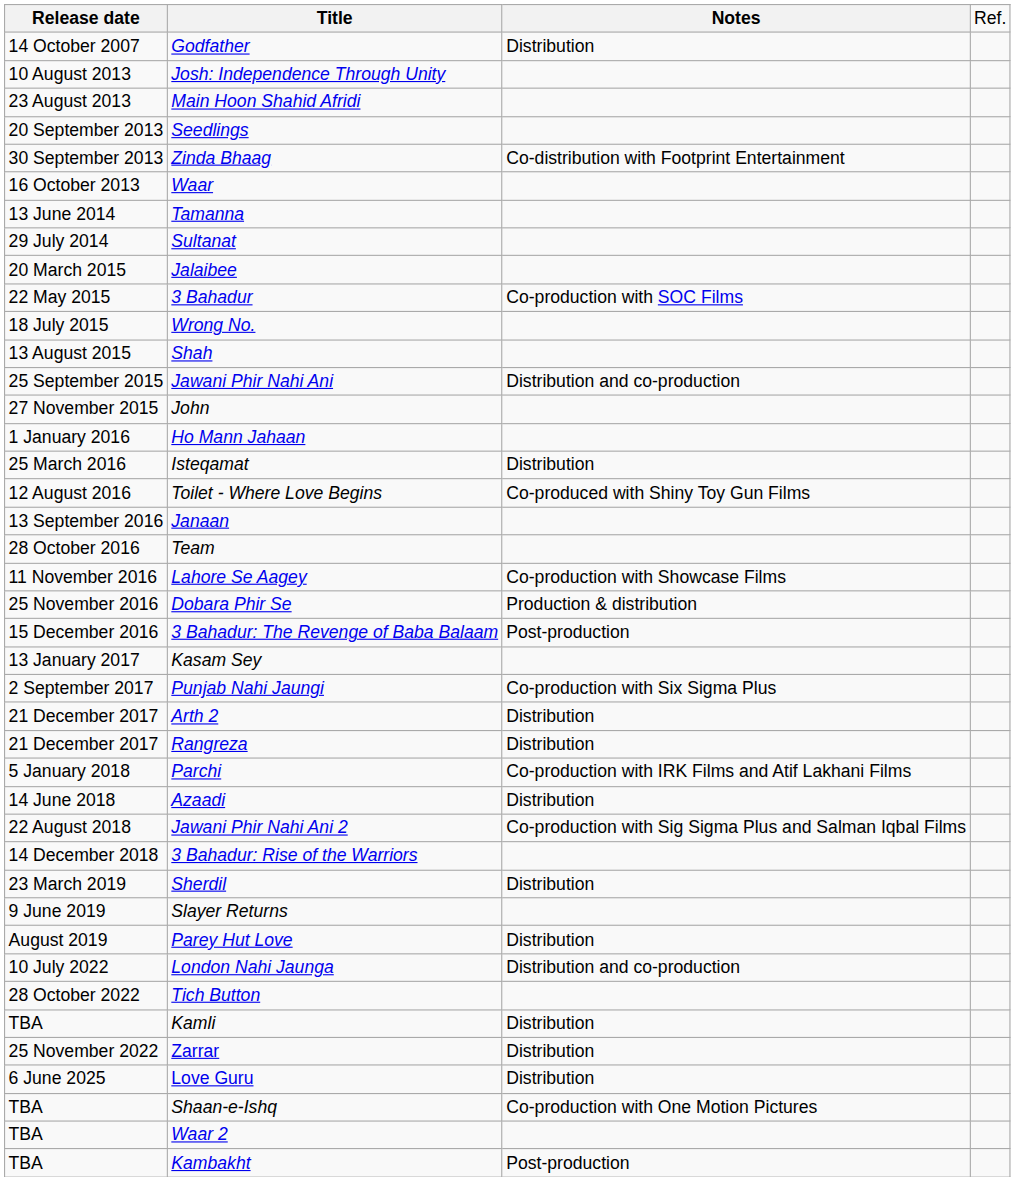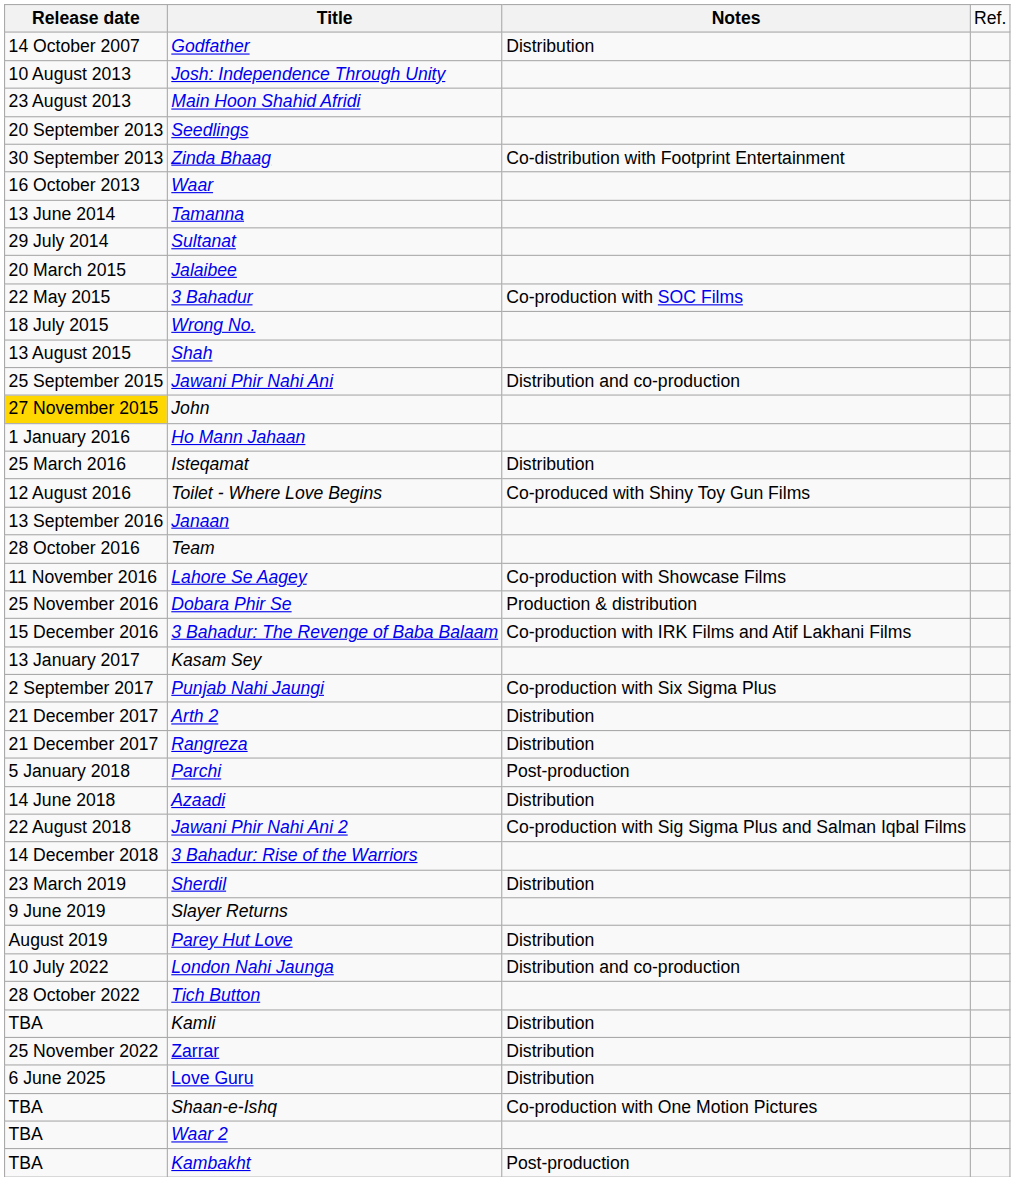(83, 409) no background -> (83, 409) gold background
(568, 632) Post-production -> (709, 632) Co-production with IRK Films and Atif Lakhani Films
(709, 772) Co-production with IRK Films and Atif Lakhani Films -> (568, 772) Post-production
